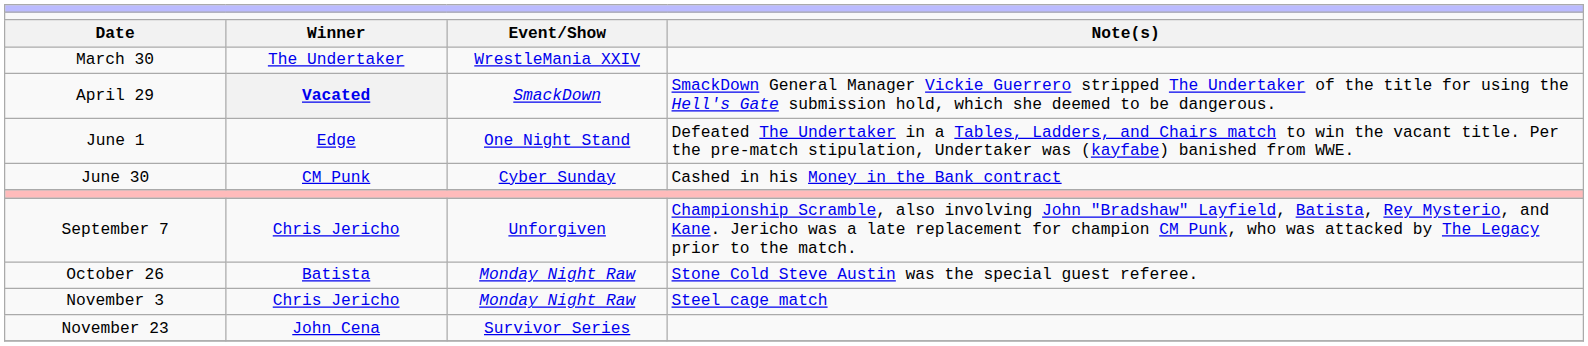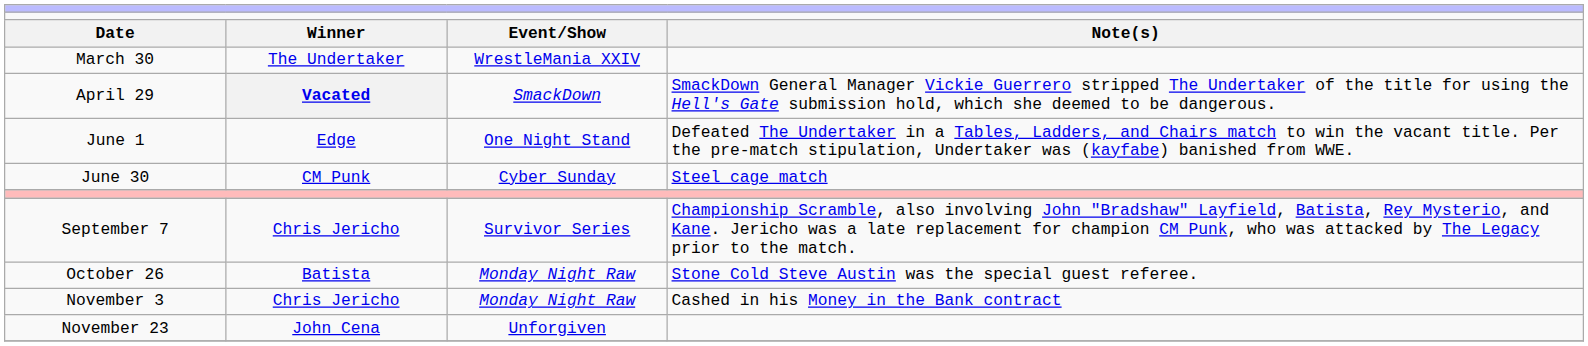(867, 177) Cashed in his Money in the Bank contract -> (750, 177) Steel cage match
(557, 230) Unforgiven -> (557, 230) Survivor Series
(750, 301) Steel cage match -> (867, 301) Cashed in his Money in the Bank contract
(557, 328) Survivor Series -> (557, 328) Unforgiven
